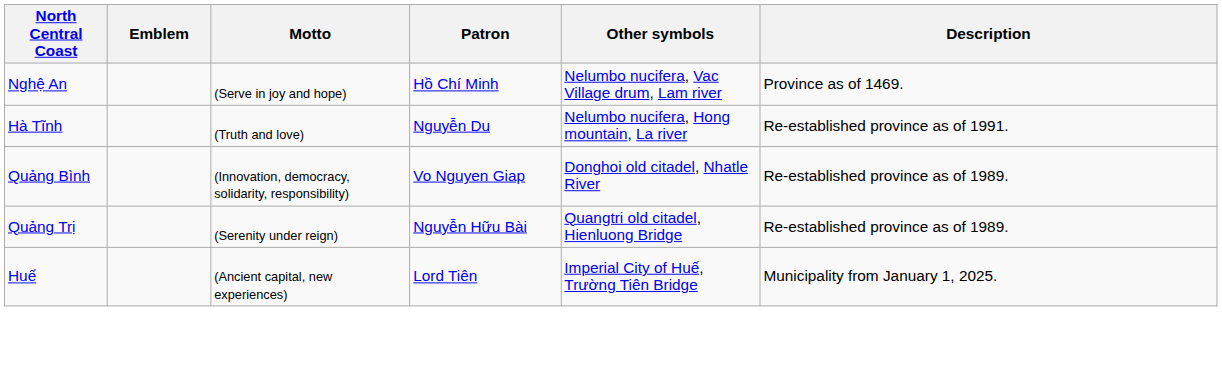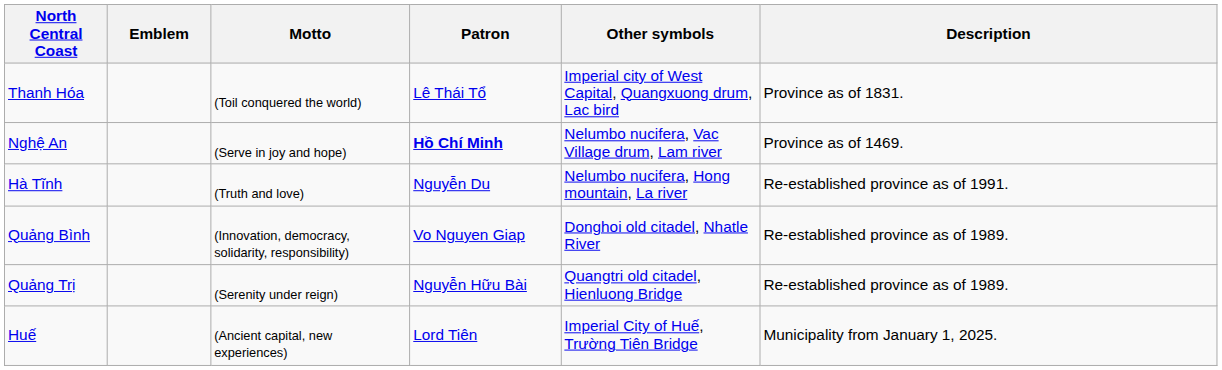+ row: (46, 92)
(456, 84) normal -> (458, 143) bold
